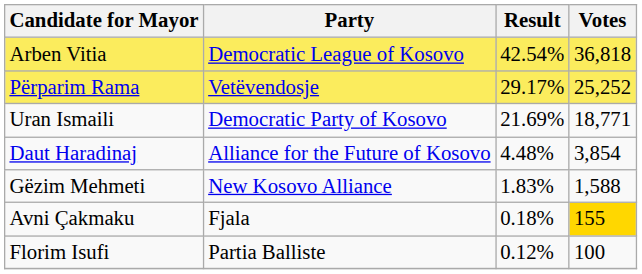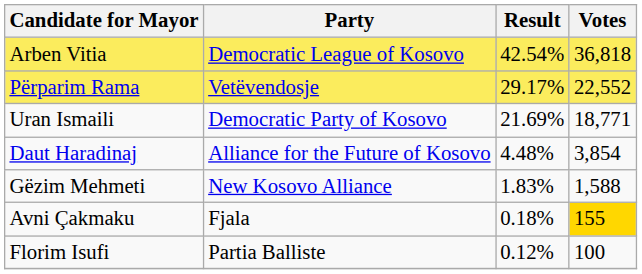(603, 86) 25,252 -> (603, 86) 22,552
